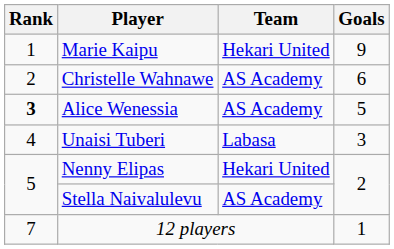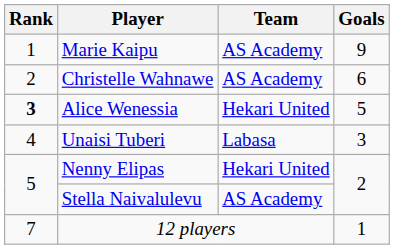(276, 49) Hekari United -> (272, 49) AS Academy
(272, 109) AS Academy -> (276, 109) Hekari United
